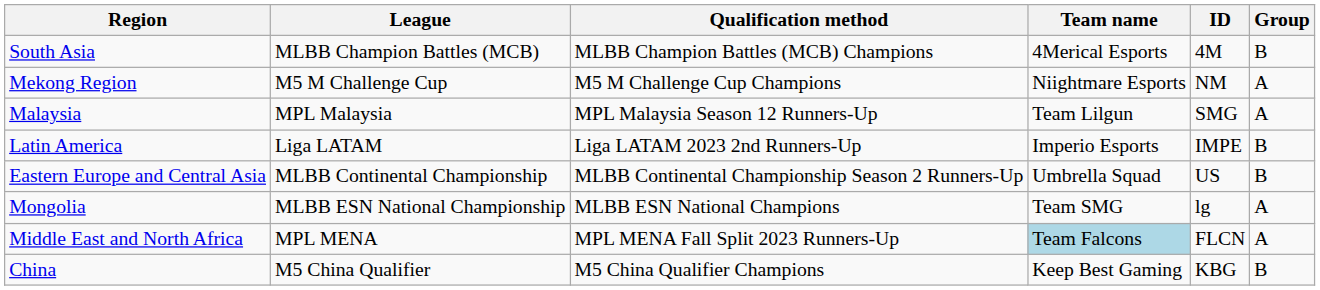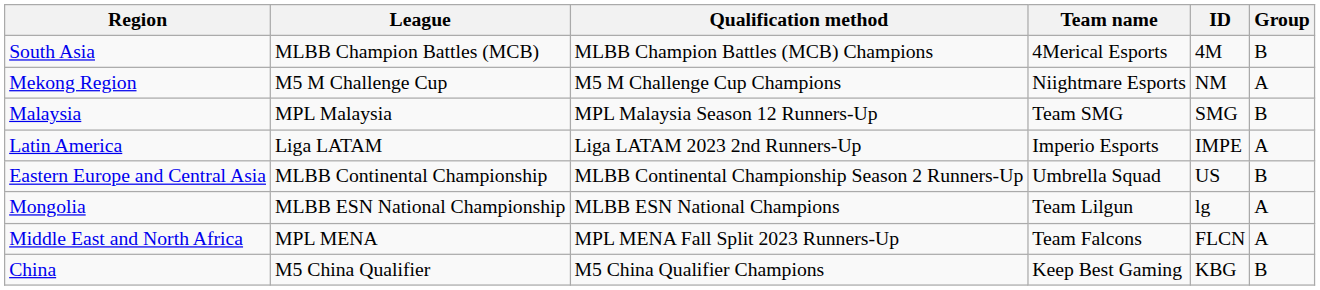(1083, 113) Team Lilgun -> (1078, 113) Team SMG
(1261, 113) A -> (1261, 113) B
(1261, 144) B -> (1261, 144) A
(1078, 207) Team SMG -> (1083, 207) Team Lilgun
(1087, 238) lightblue background -> (1087, 238) no background
